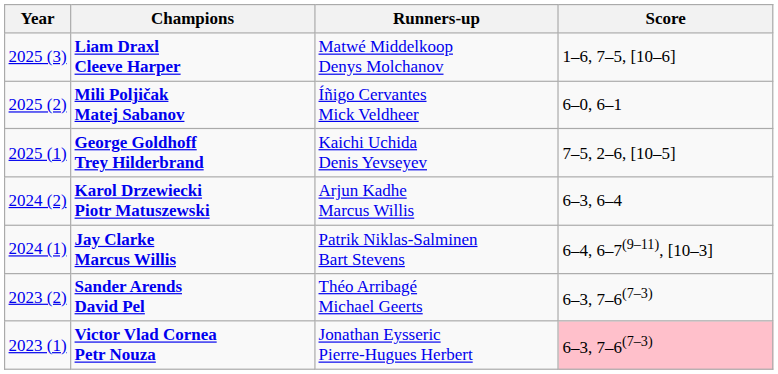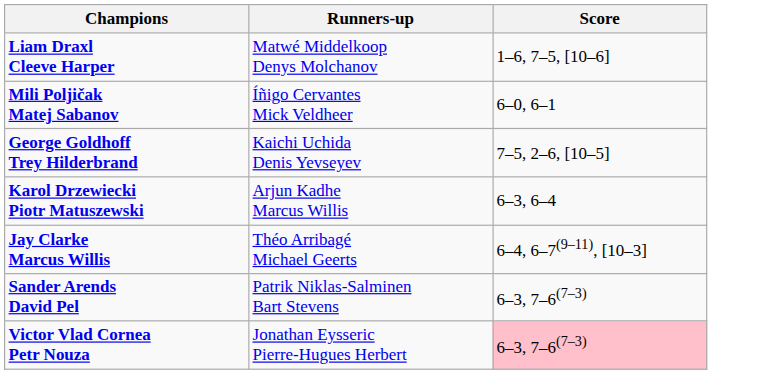- column: (38, 18)
(398, 249) Patrik Niklas-Salminen Bart Stevens -> (305, 249) Théo Arribagé Michael Geerts
(371, 297) Théo Arribagé Michael Geerts -> (332, 297) Patrik Niklas-Salminen Bart Stevens
